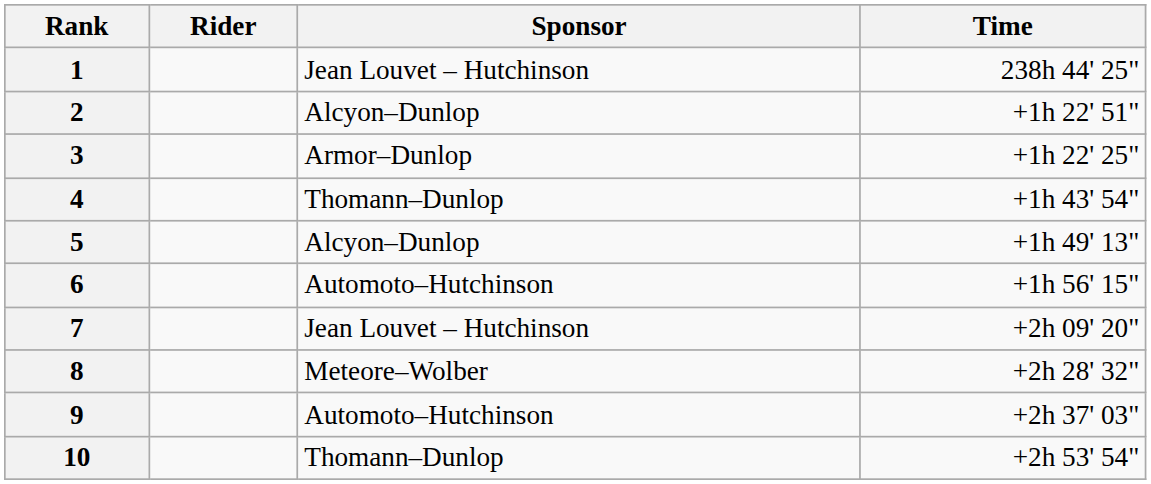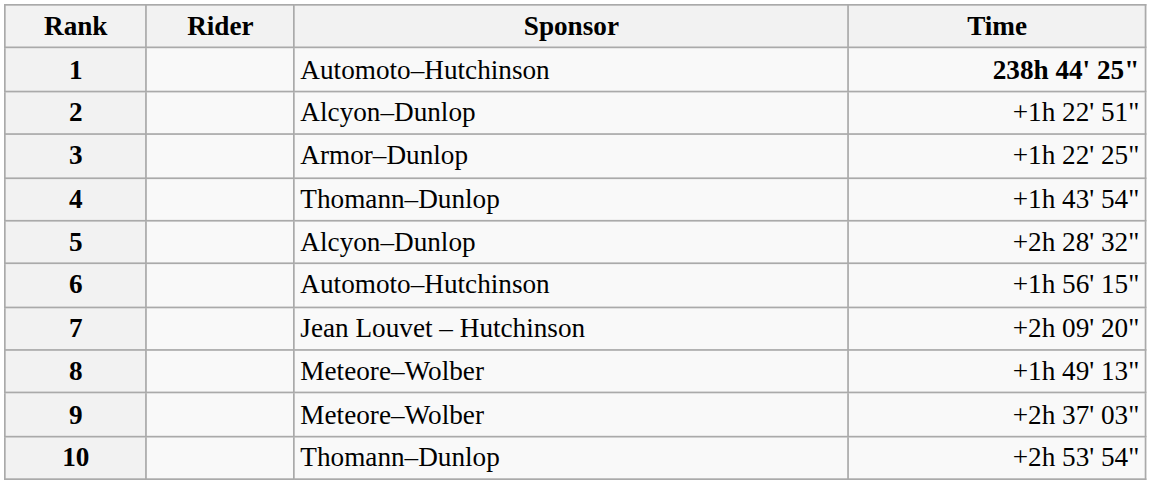(447, 69) Jean Louvet – Hutchinson -> (425, 69) Automoto–Hutchinson
(1070, 69) normal -> (1066, 69) bold
(1076, 241) +1h 49' 13" -> (1076, 241) +2h 28' 32"
(1076, 371) +2h 28' 32" -> (1076, 371) +1h 49' 13"
(429, 414) Automoto–Hutchinson -> (392, 414) Meteore–Wolber
